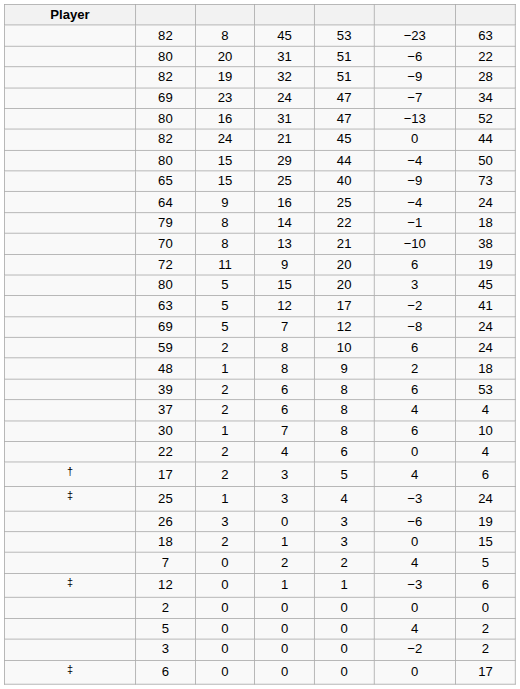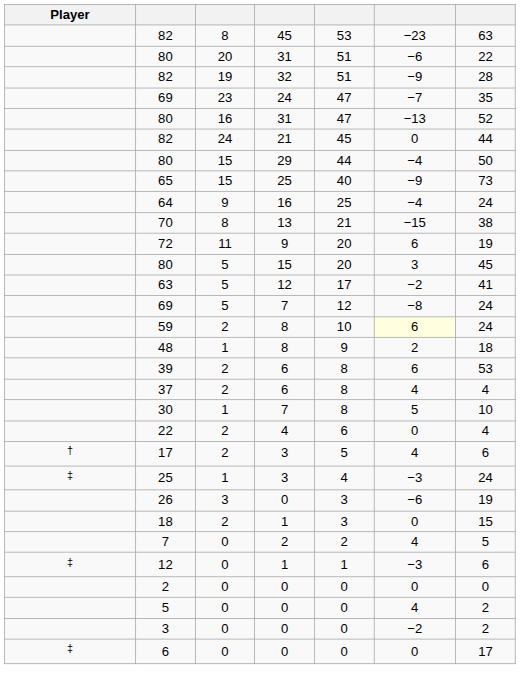(485, 98) 34 -> (485, 98) 35
- row: (165, 222)
(415, 243) −10 -> (415, 222) −15
(415, 347) no background -> (415, 327) lightyellow background
(415, 431) 6 -> (415, 410) 5
